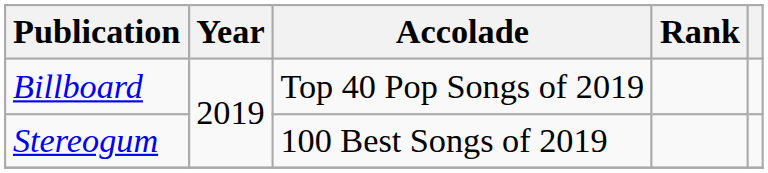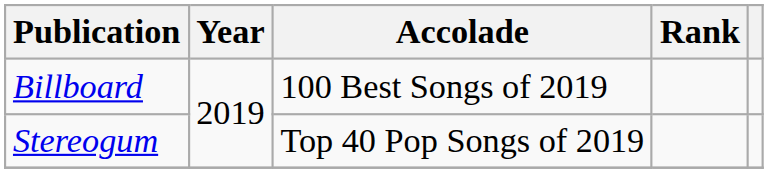(462, 85) Top 40 Pop Songs of 2019 -> (444, 85) 100 Best Songs of 2019
(444, 140) 100 Best Songs of 2019 -> (462, 140) Top 40 Pop Songs of 2019
